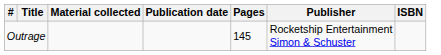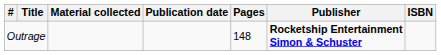(242, 36) 145 -> (242, 36) 148
(331, 36) normal -> (336, 36) bold
